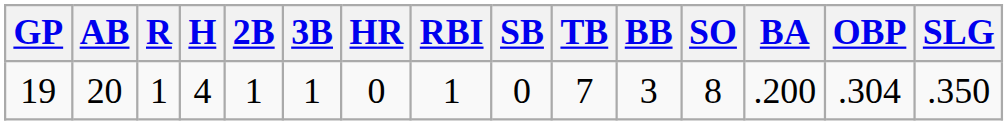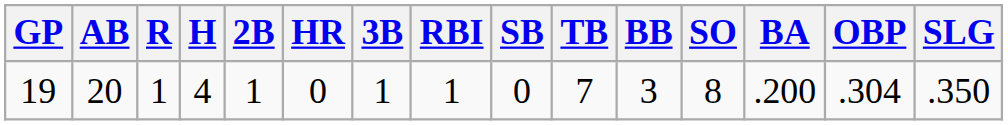columns swapped: (312, 32) <-> (376, 32)
